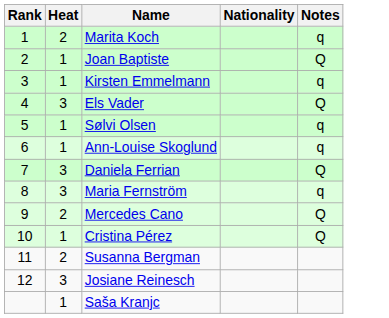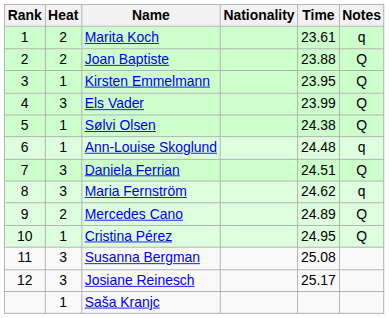+ column: (318, 15)
(63, 59) 1 -> (63, 59) 2
(320, 81) q -> (362, 81) Q
(320, 125) q -> (362, 125) Q
(63, 258) 2 -> (63, 258) 3
